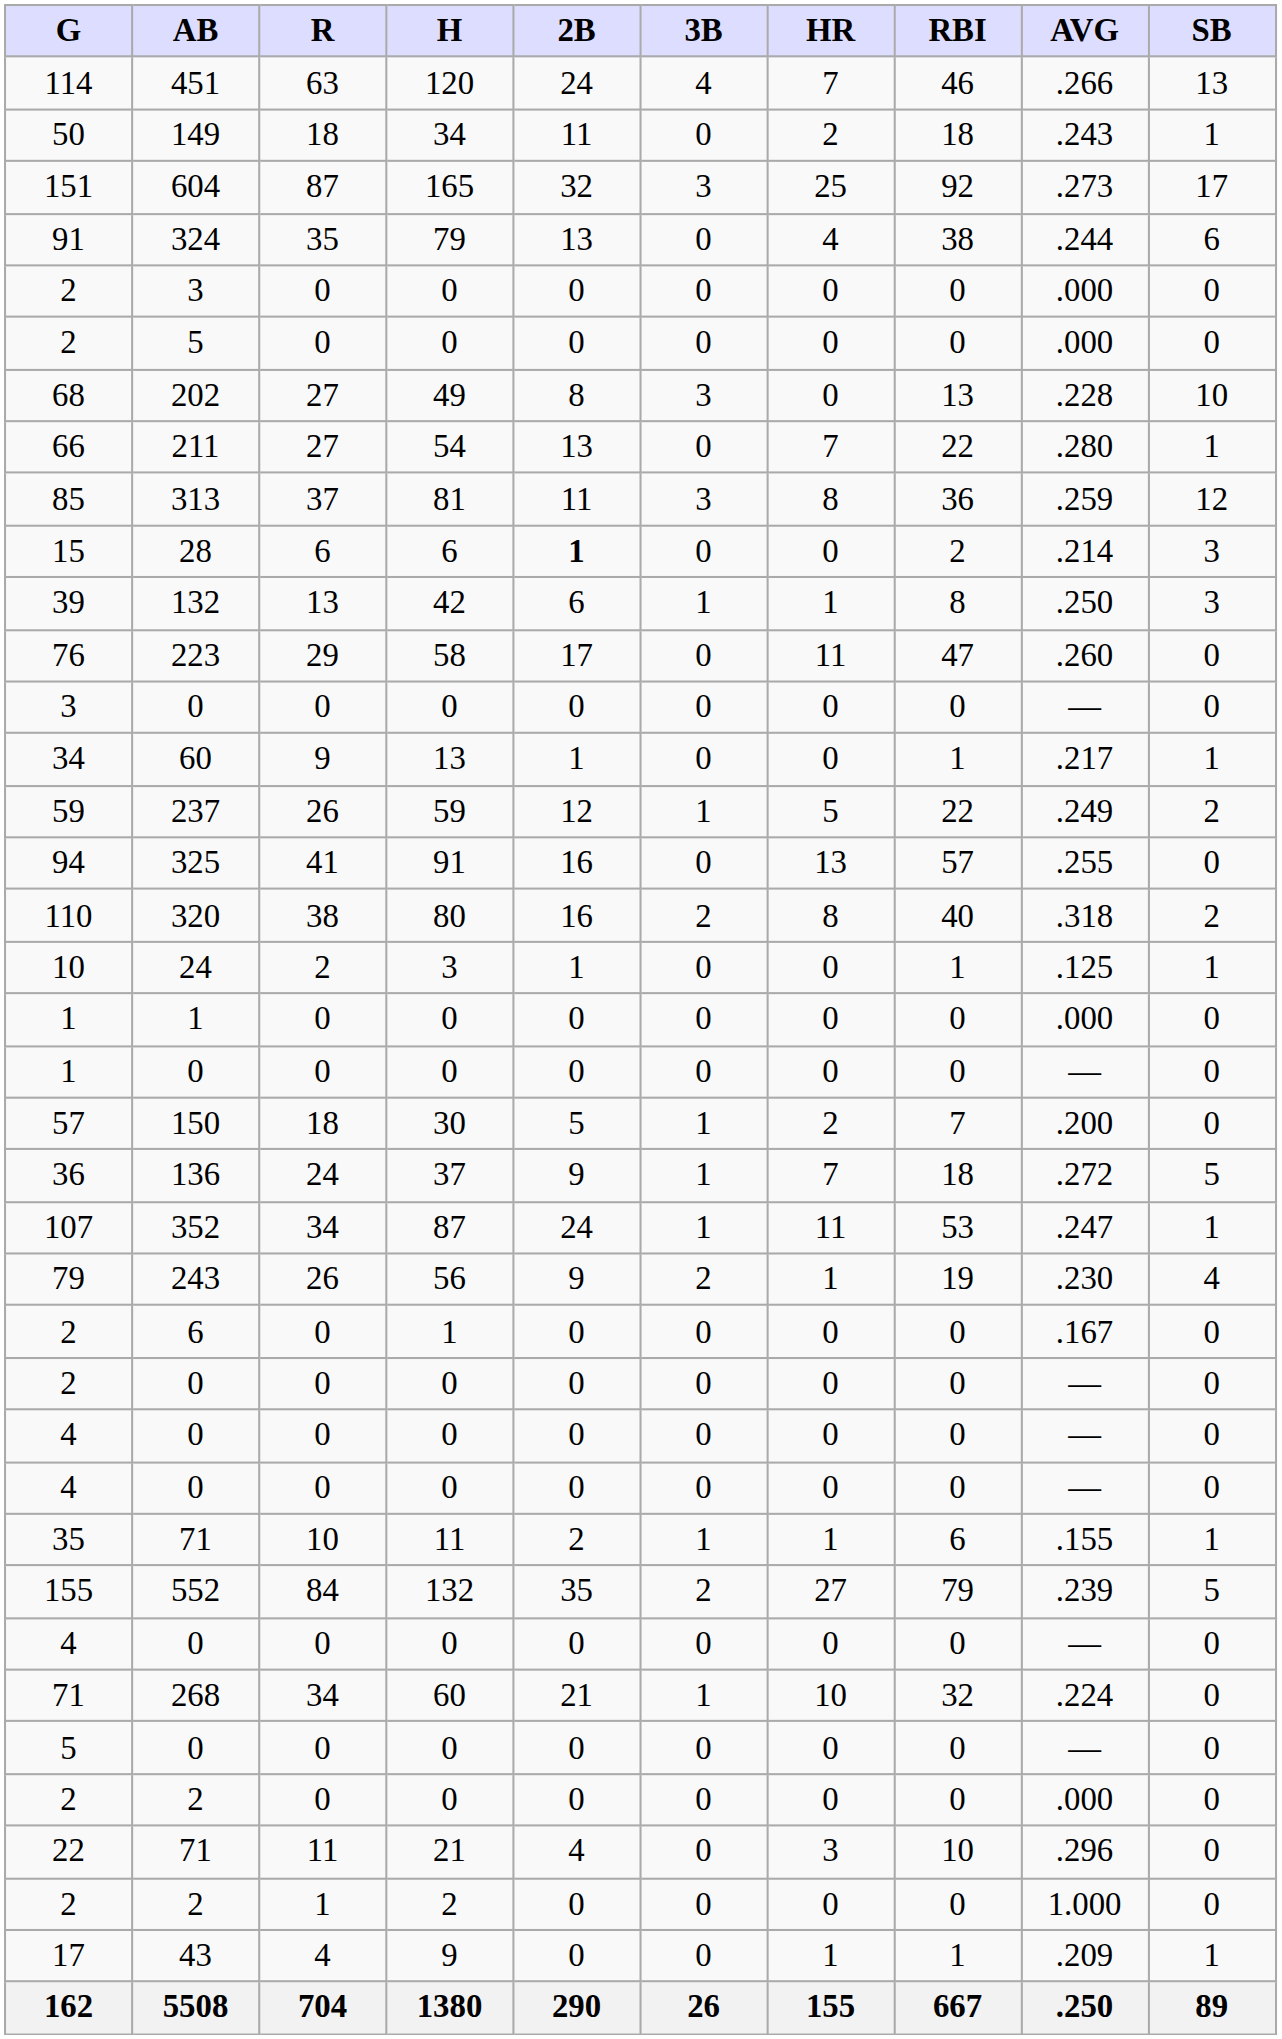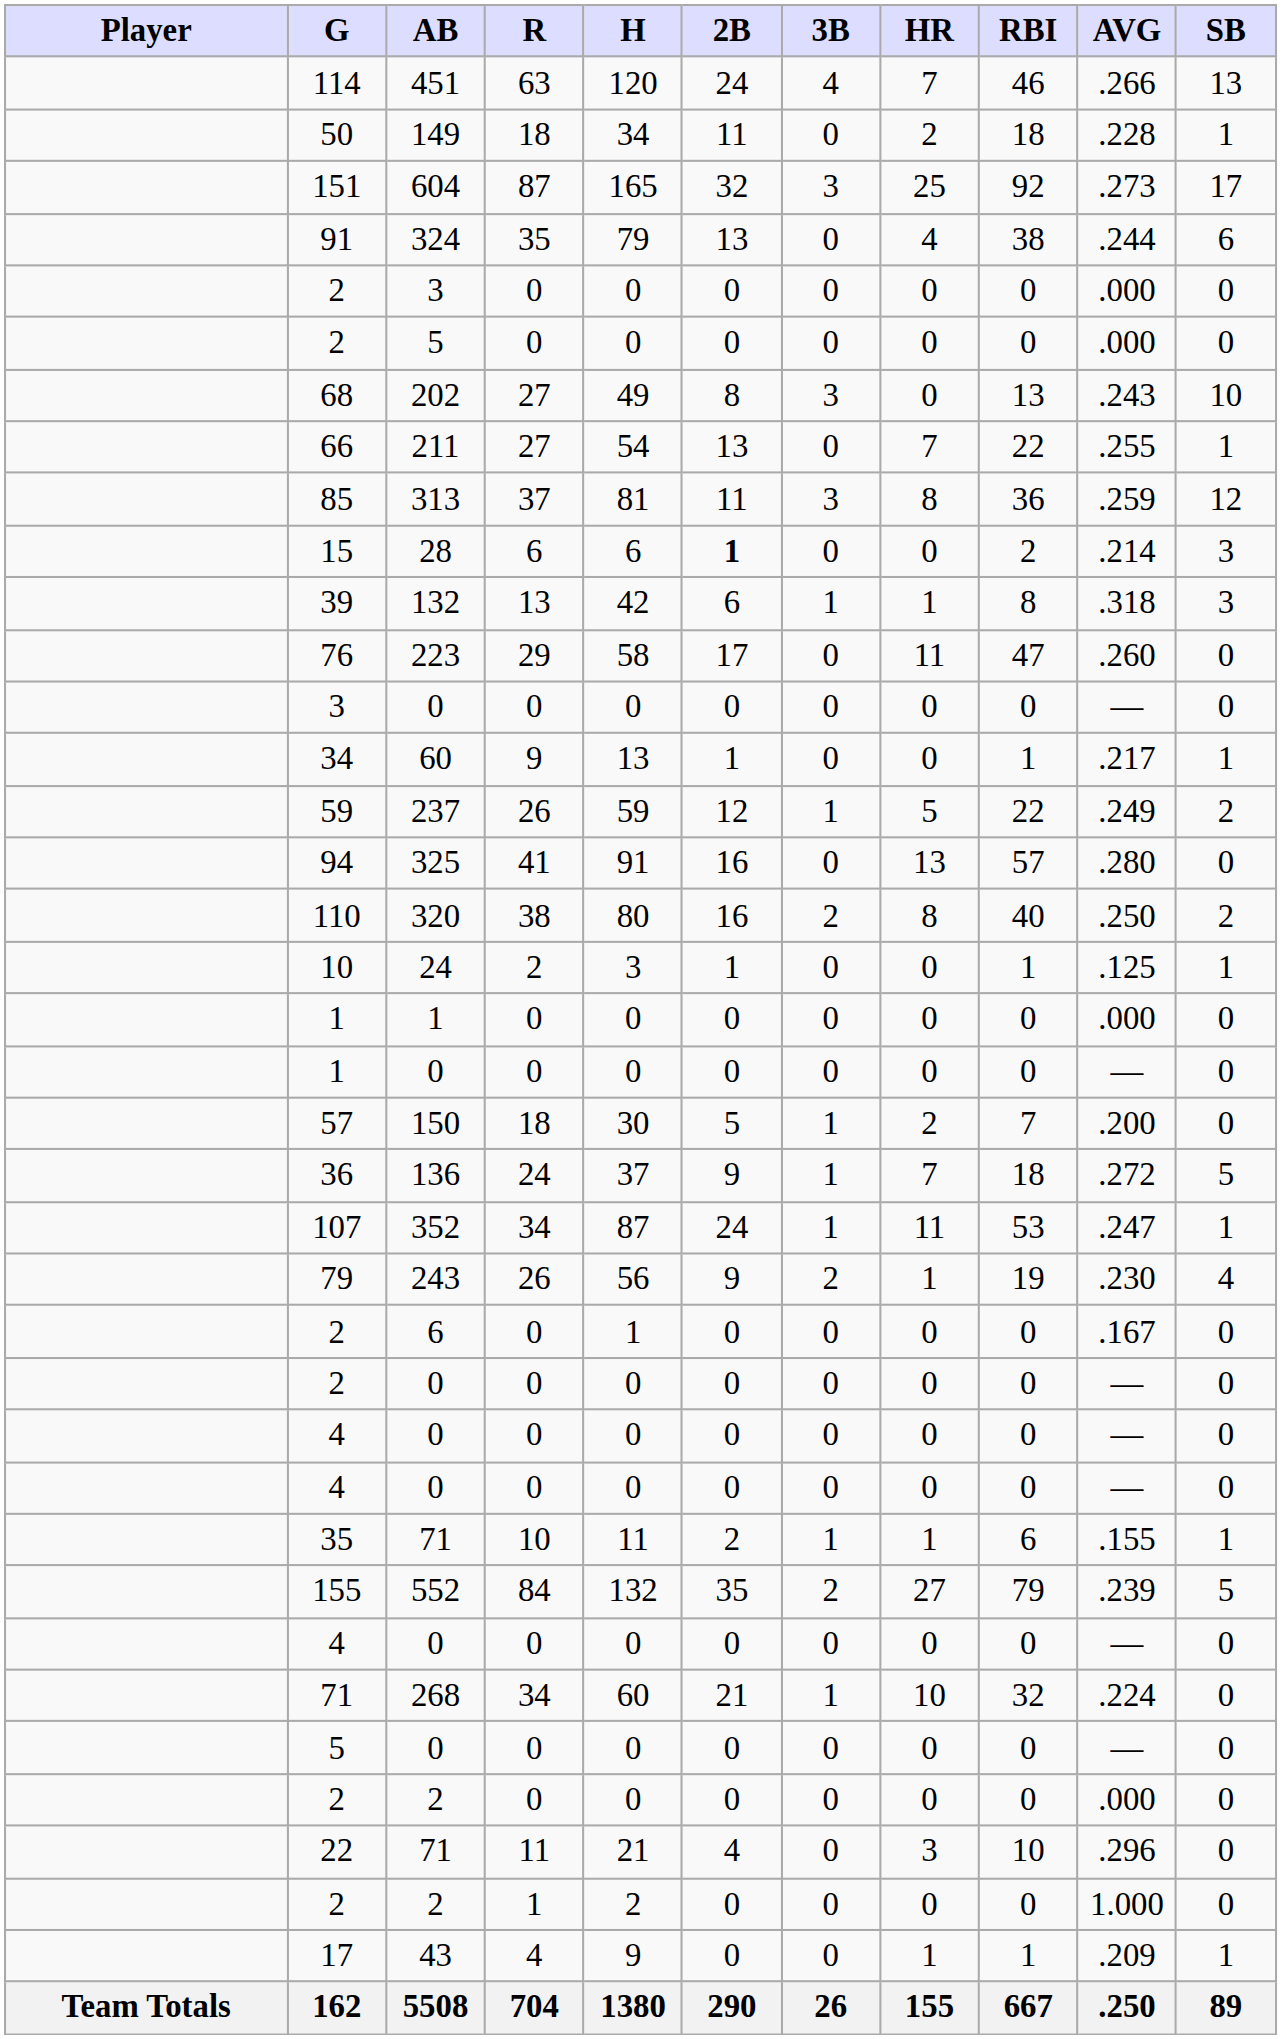+ column: (146, 30)
(1085, 134) .243 -> (1127, 134) .228
(1085, 394) .228 -> (1127, 394) .243
(1085, 446) .280 -> (1127, 446) .255
(1085, 602) .250 -> (1127, 602) .318
(1085, 862) .255 -> (1127, 862) .280
(1085, 914) .318 -> (1127, 914) .250
